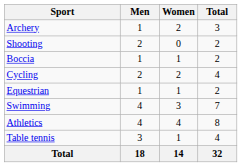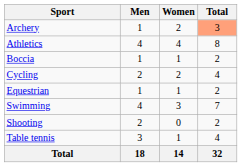(217, 28) no background -> (217, 28) lightsalmon background
rows swapped: (25, 122) <-> (25, 43)
